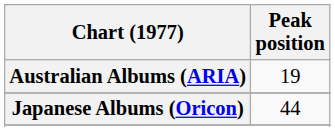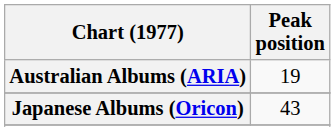(290, 108) 44 -> (290, 108) 43
